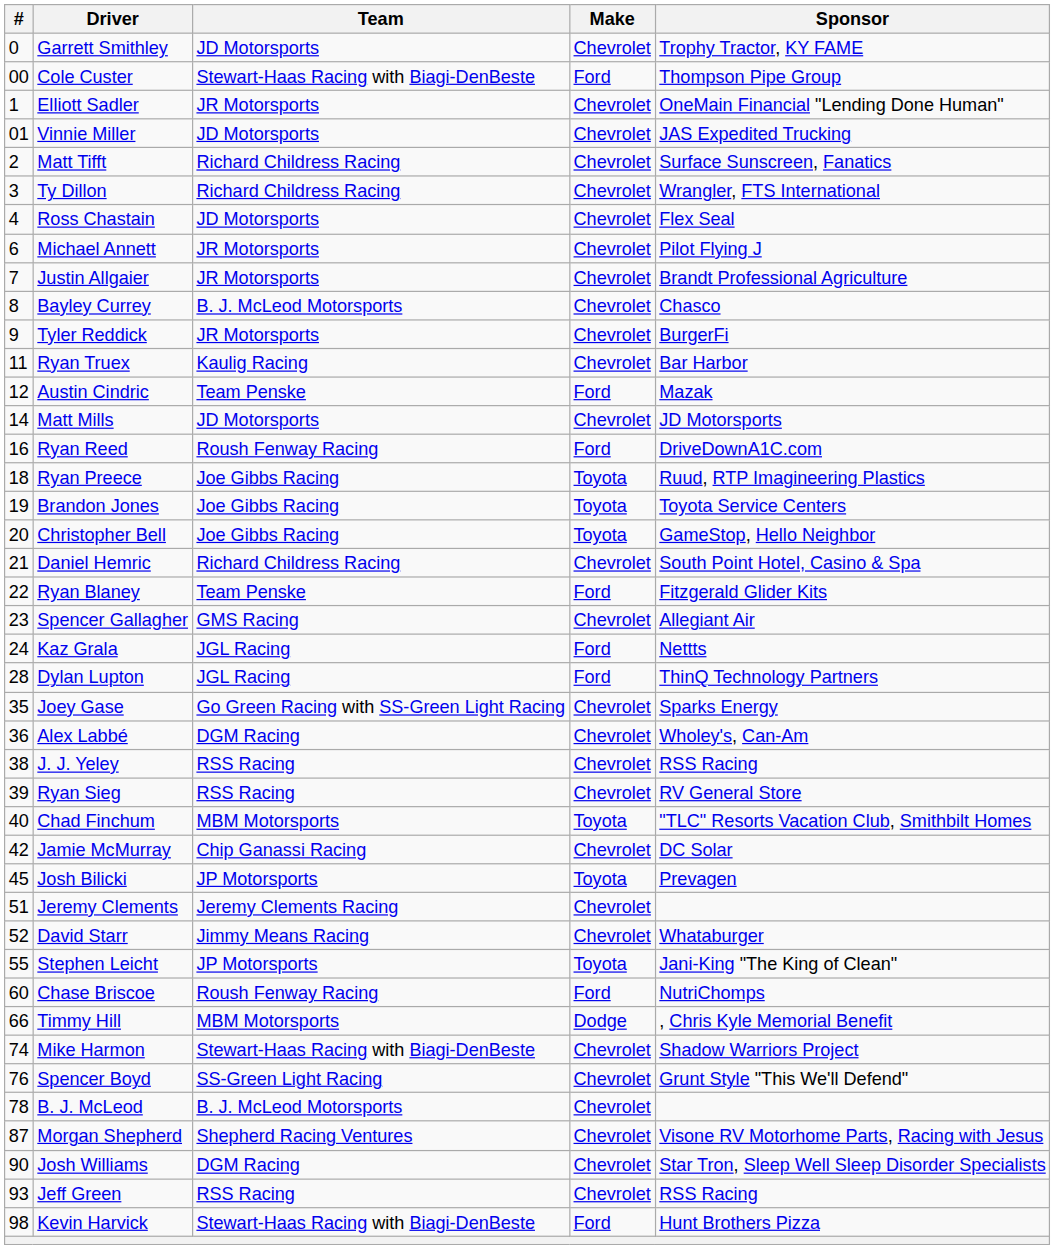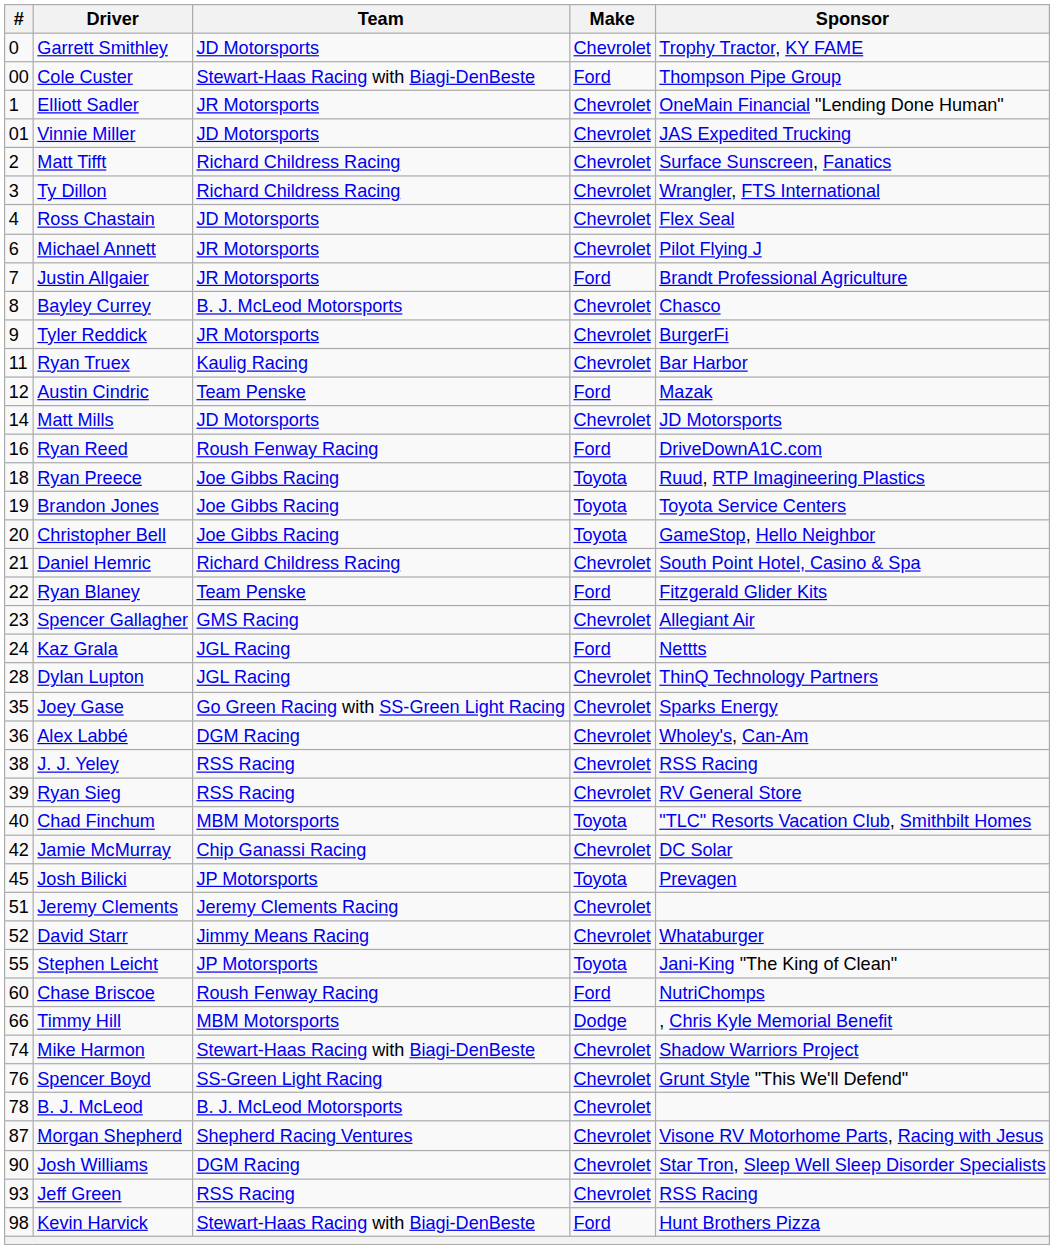(612, 277) Chevrolet -> (592, 277) Ford
(592, 678) Ford -> (612, 678) Chevrolet
